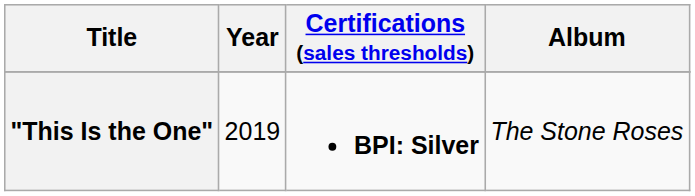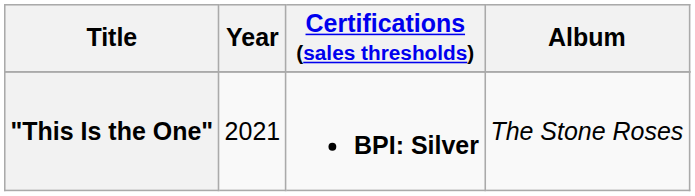(252, 130) 2019 -> (252, 130) 2021
